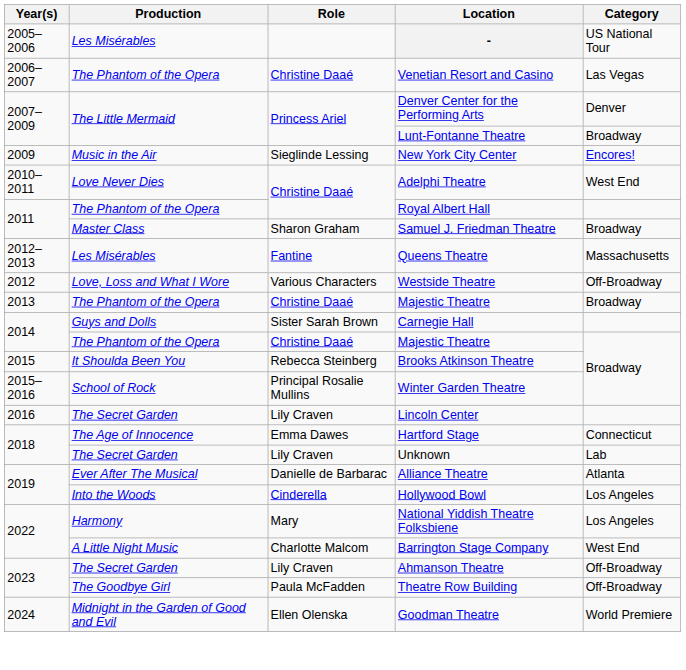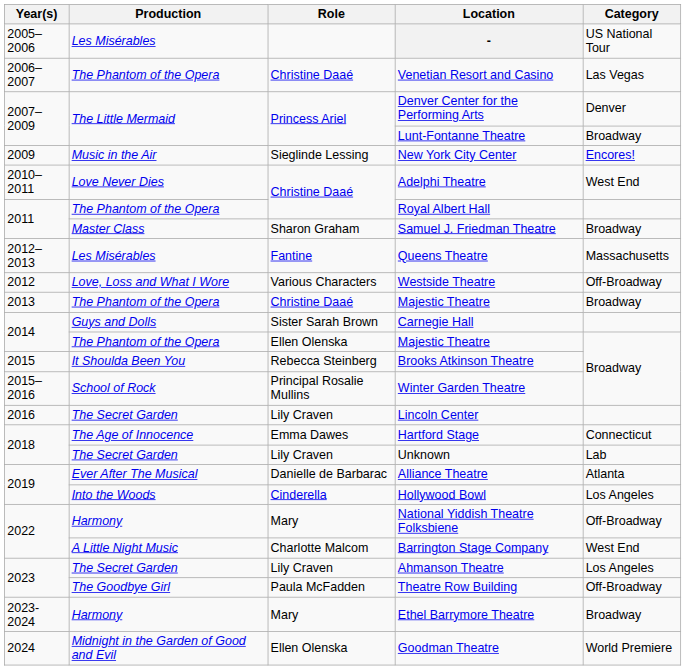(312, 341) Christine Daaé -> (309, 341) Ellen Olenska
(620, 521) Los Angeles -> (624, 521) Off-Broadway
(624, 567) Off-Broadway -> (620, 567) Los Angeles
+ row: (23, 614)
